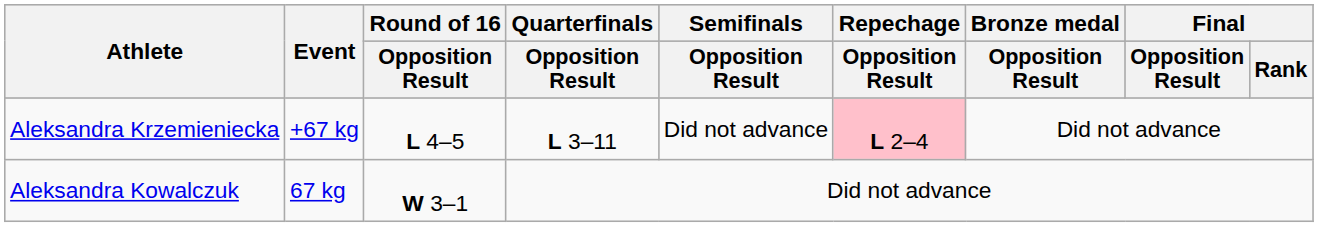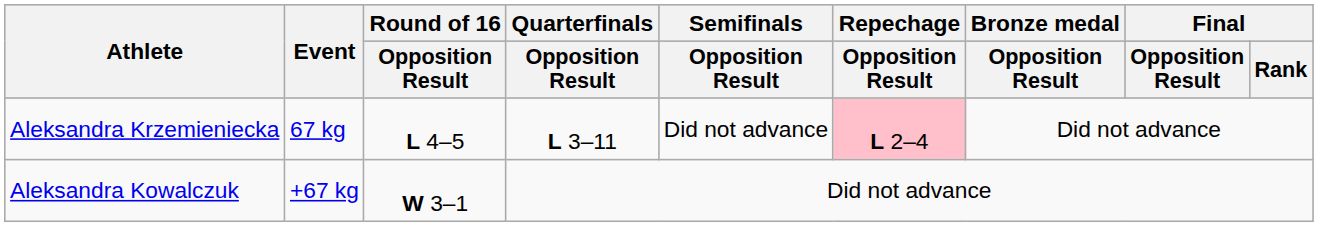(324, 129) +67 kg -> (318, 129) 67 kg
(318, 191) 67 kg -> (324, 191) +67 kg
